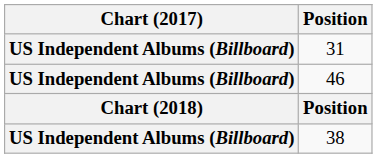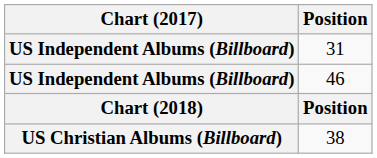(152, 138) US Independent Albums (Billboard) -> (152, 138) US Christian Albums (Billboard)
